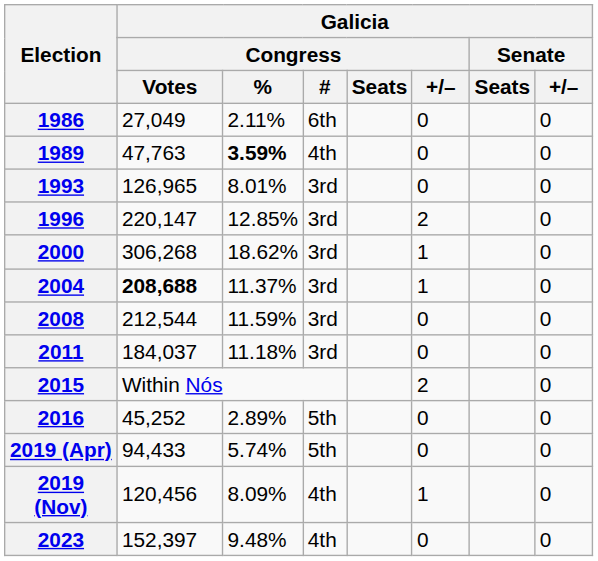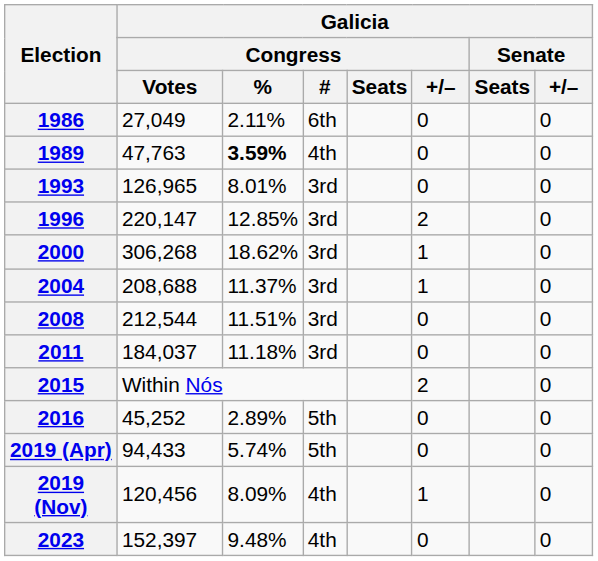(160, 285) bold -> (160, 285) normal
(262, 318) 11.59% -> (262, 318) 11.51%
